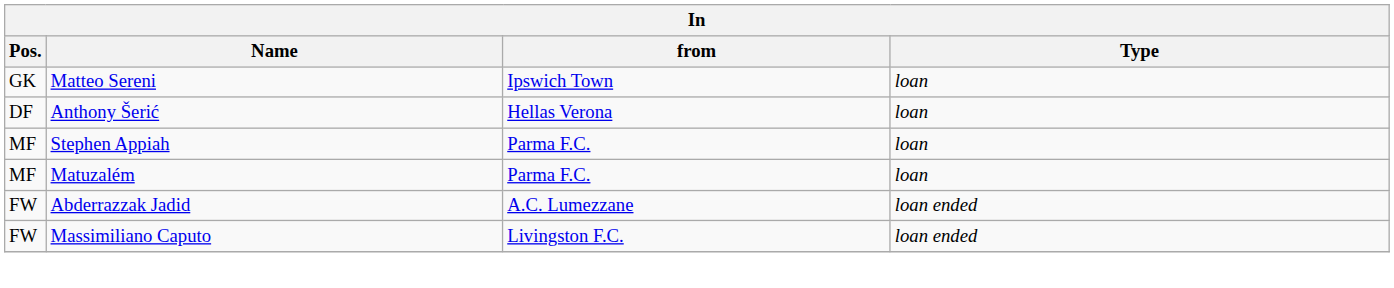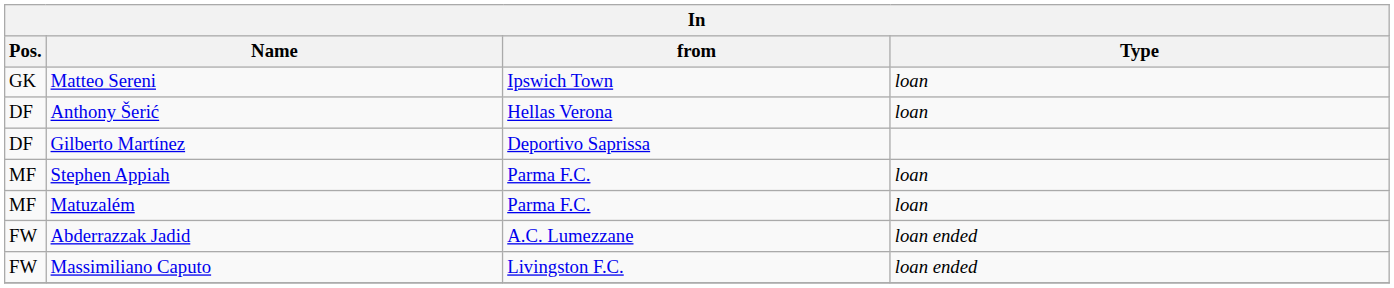+ row: (118, 143)
